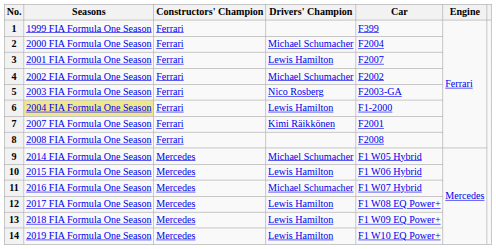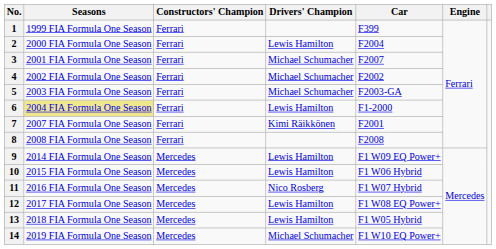(311, 44) Michael Schumacher -> (301, 44) Lewis Hamilton
(301, 60) Lewis Hamilton -> (311, 60) Michael Schumacher
(296, 92) Nico Rosberg -> (311, 92) Michael Schumacher
(311, 156) Michael Schumacher -> (301, 156) Lewis Hamilton
(390, 156) F1 W05 Hybrid -> (399, 156) F1 W09 EQ Power+
(311, 188) Michael Schumacher -> (296, 188) Nico Rosberg
(399, 220) F1 W09 EQ Power+ -> (390, 220) F1 W05 Hybrid
(301, 236) Lewis Hamilton -> (311, 236) Michael Schumacher
